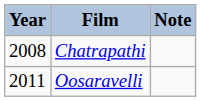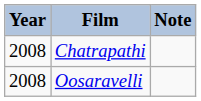(27, 81) 2011 -> (28, 81) 2008
